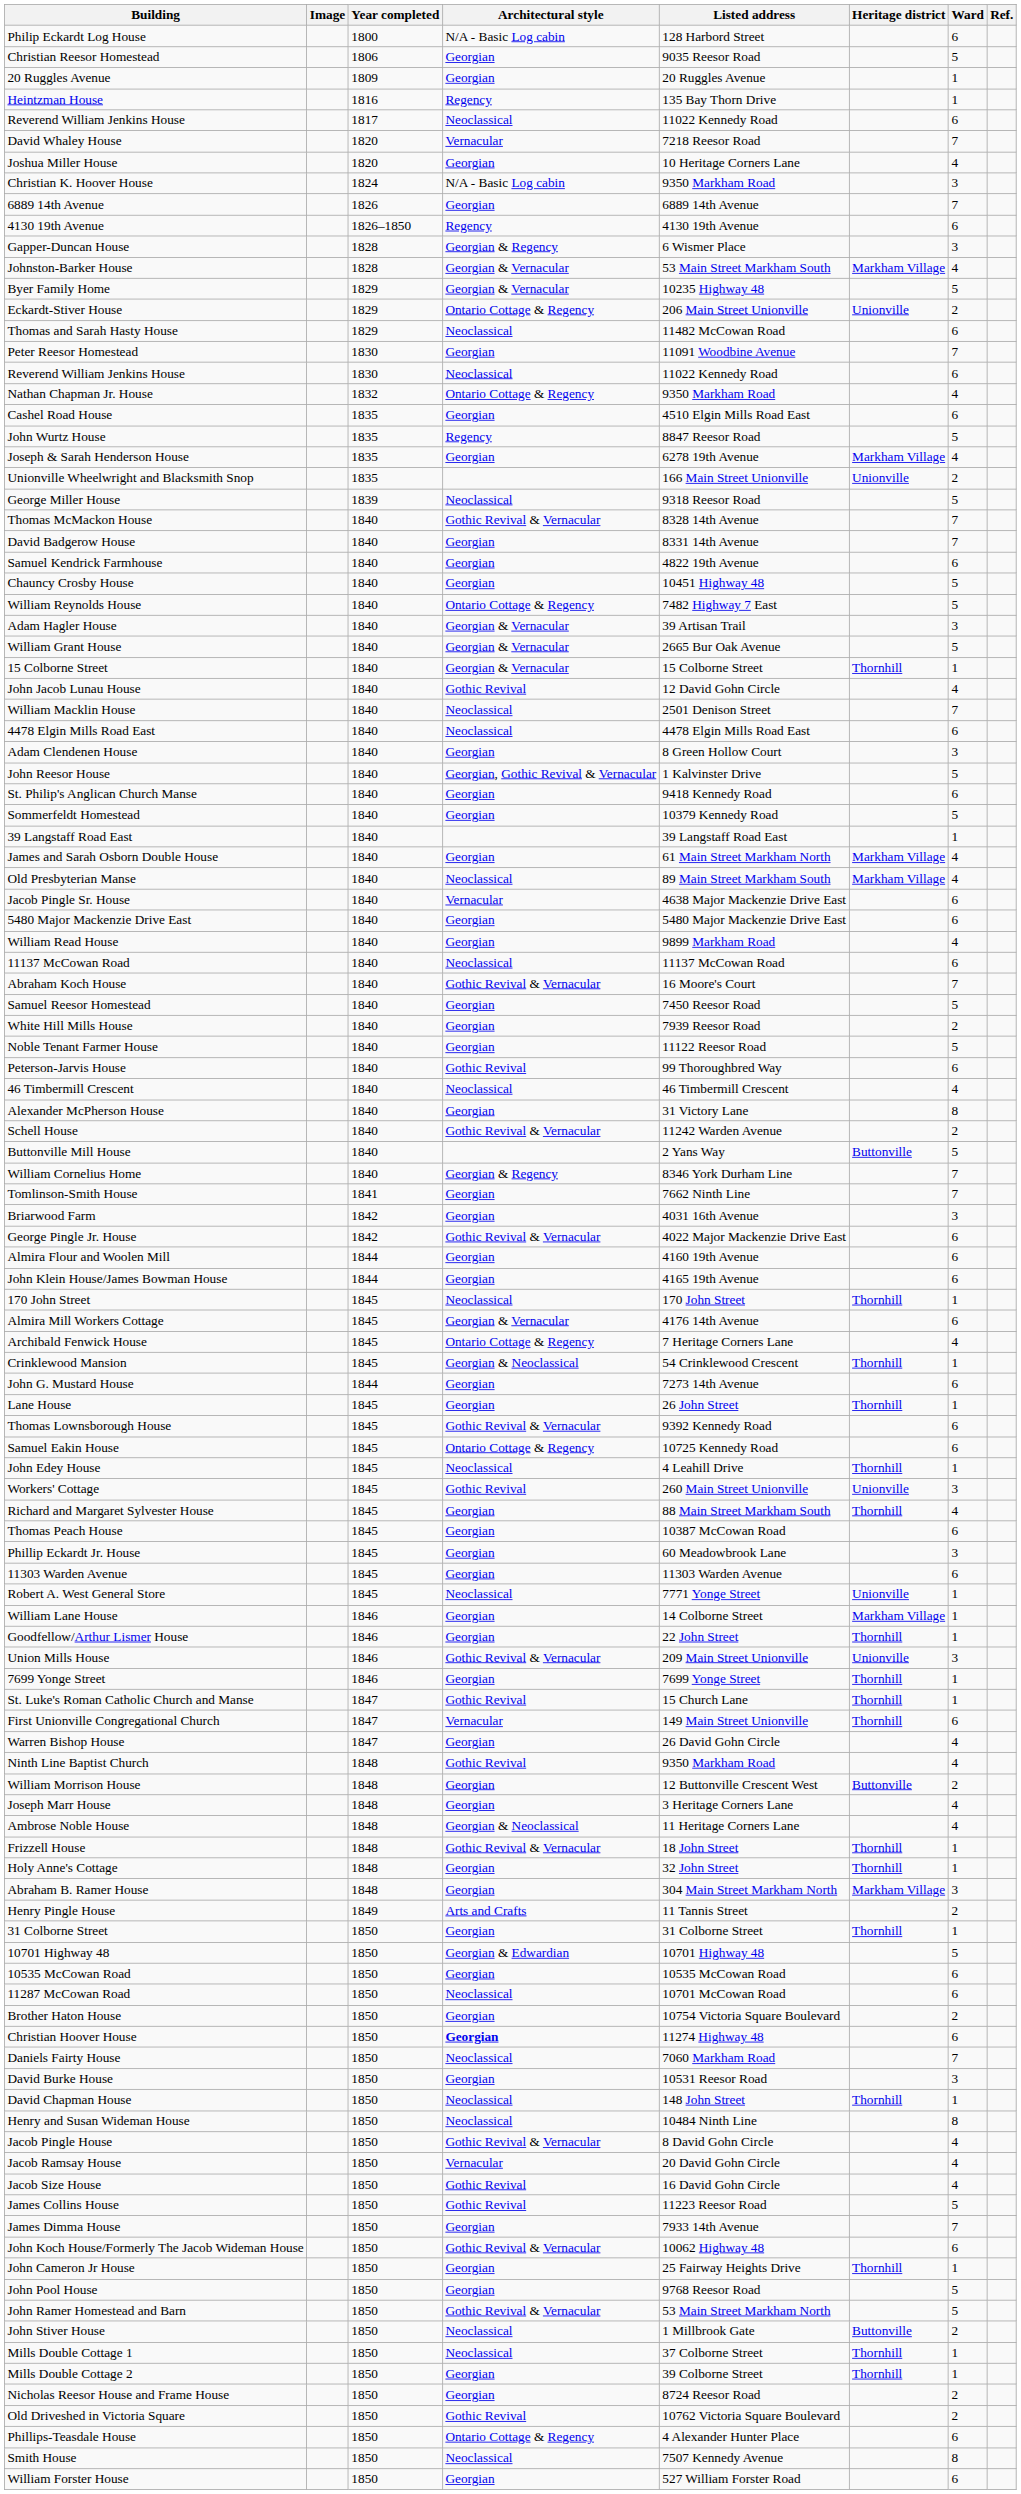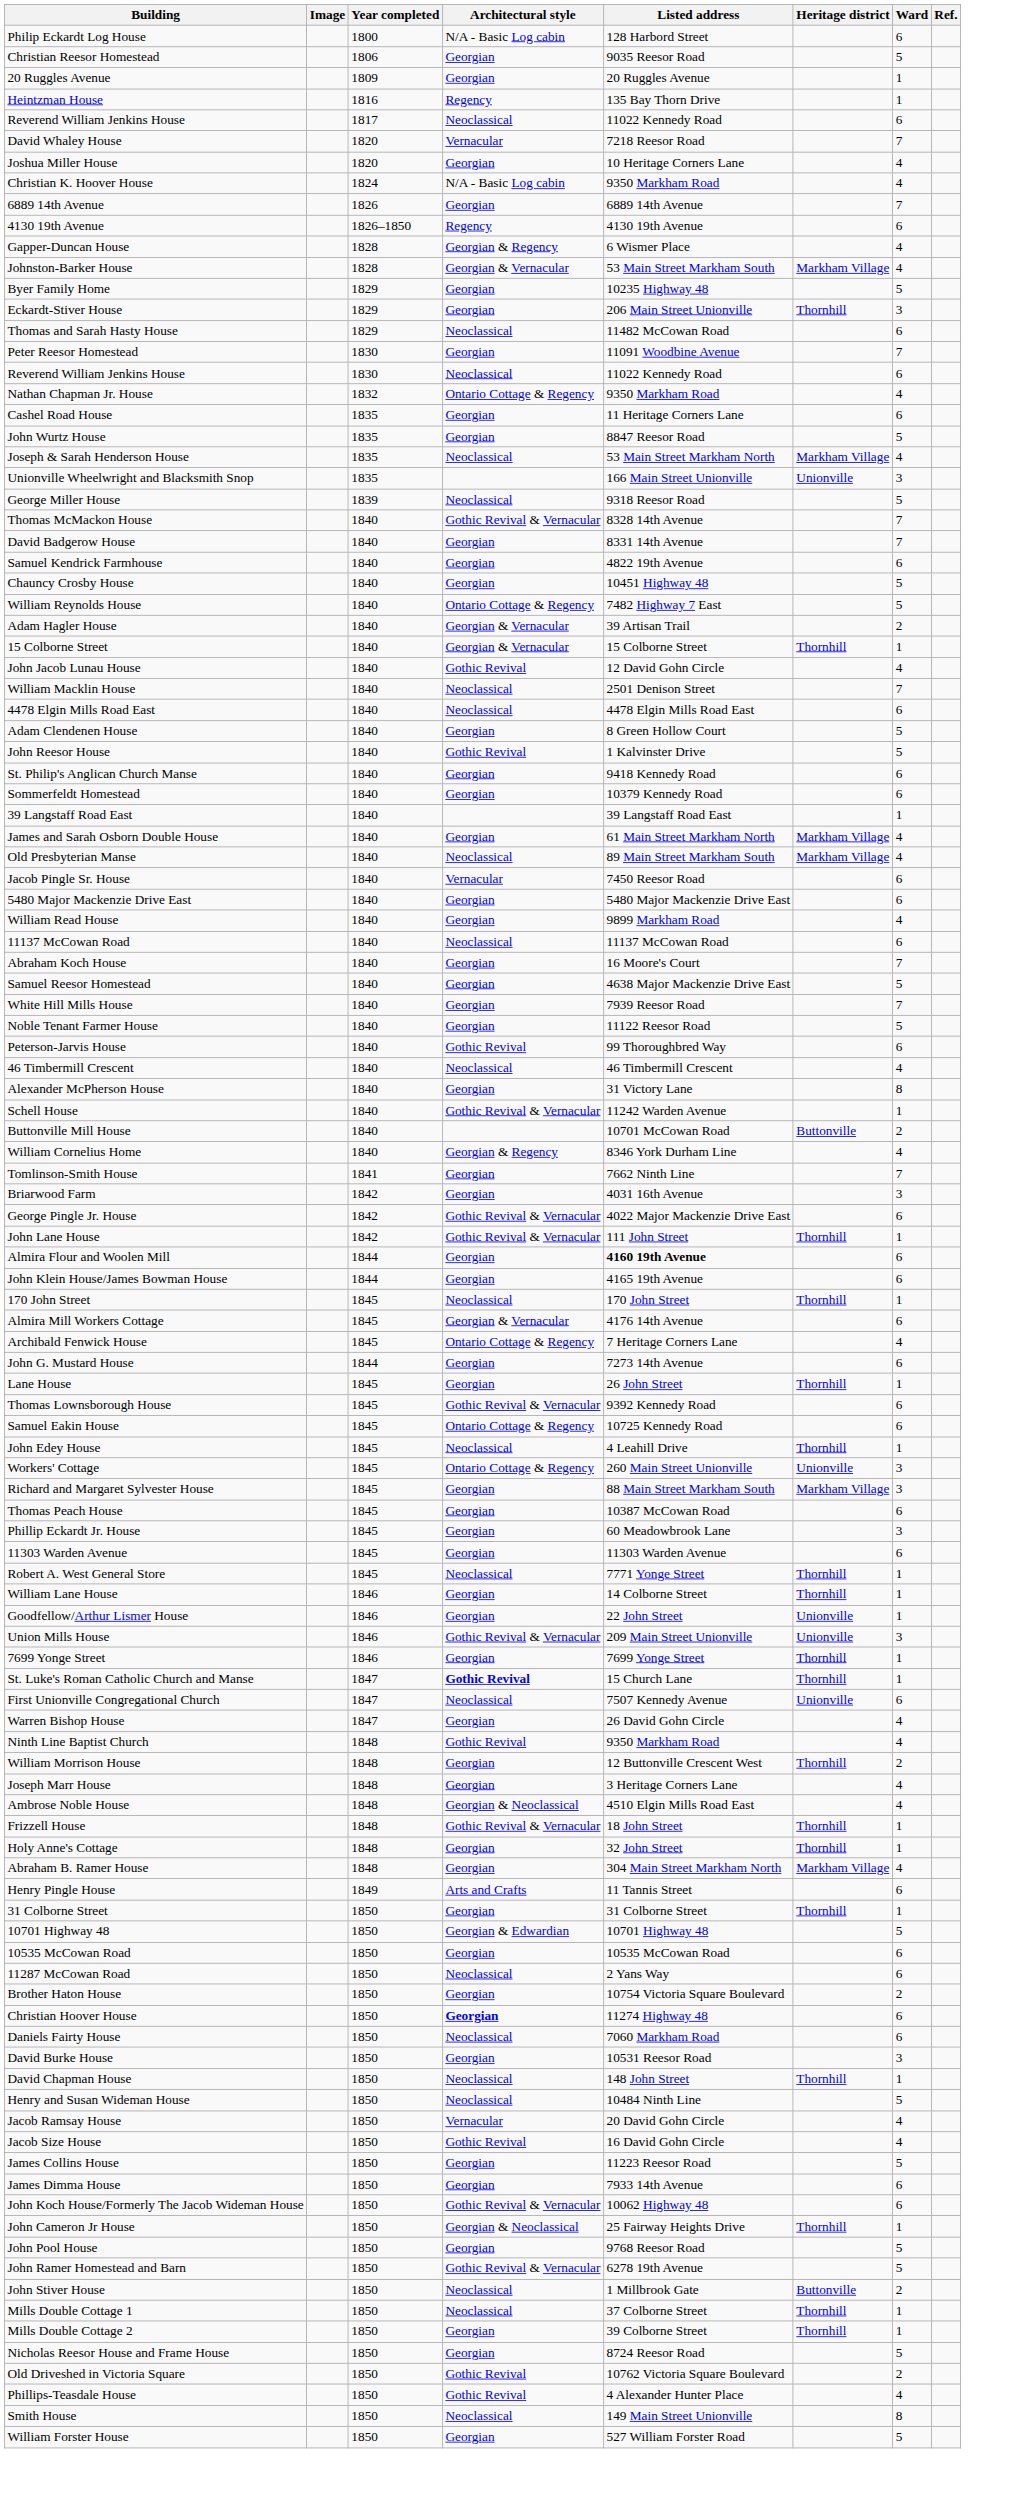(955, 183) 3 -> (899, 183) 4
(955, 246) 3 -> (899, 246) 4
(507, 288) Georgian & Vernacular -> (470, 288) Georgian
(520, 309) Ontario Cottage & Regency -> (470, 309) Georgian
(881, 309) Unionville -> (821, 309) Thornhill
(955, 309) 2 -> (899, 309) 3
(736, 415) 4510 Elgin Mills Road East -> (675, 415) 11 Heritage Corners Lane
(469, 436) Regency -> (470, 436) Georgian
(470, 457) Georgian -> (479, 457) Neoclassical
(711, 457) 6278 19th Avenue -> (691, 457) 53 Main Street Markham North
(955, 478) 2 -> (899, 478) 3
(955, 625) 3 -> (899, 625) 2
- row: (64, 646)
(955, 752) 3 -> (899, 731) 5
(551, 773) Georgian, Gothic Revival & Vernacular -> (486, 752) Gothic Revival
(955, 815) 5 -> (899, 794) 6
(754, 899) 4638 Major Mackenzie Drive East -> (656, 878) 7450 Reesor Road
(523, 983) Gothic Revival & Vernacular -> (470, 962) Georgian
(711, 1004) 7450 Reesor Road -> (698, 983) 4638 Major Mackenzie Drive East
(955, 1025) 2 -> (899, 1004) 7
(955, 1131) 2 -> (899, 1110) 1
(694, 1152) 2 Yans Way -> (668, 1131) 10701 McCowan Road
(955, 1152) 5 -> (899, 1131) 2
(955, 1173) 7 -> (899, 1152) 4
+ row: (54, 1236)
(711, 1257) normal -> (656, 1257) bold
- row: (67, 1362)
(486, 1489) Gothic Revival -> (520, 1468) Ontario Cottage & Regency
(877, 1510) Thornhill -> (843, 1489) Markham Village
(955, 1510) 4 -> (899, 1489) 3
(881, 1594) Unionville -> (821, 1573) Thornhill
(899, 1615) Markham Village -> (821, 1594) Thornhill
(877, 1636) Thornhill -> (825, 1615) Unionville
(486, 1699) normal -> (488, 1678) bold
(474, 1720) Vernacular -> (479, 1699) Neoclassical
(735, 1720) 149 Main Street Unionville -> (667, 1699) 7507 Kennedy Avenue
(877, 1720) Thornhill -> (825, 1699) Unionville
(882, 1784) Buttonville -> (821, 1763) Thornhill
(731, 1826) 11 Heritage Corners Lane -> (680, 1805) 4510 Elgin Mills Road East
(955, 1889) 3 -> (899, 1868) 4
(955, 1910) 2 -> (899, 1889) 6
(724, 1994) 10701 McCowan Road -> (638, 1973) 2 Yans Way
(955, 2057) 7 -> (899, 2036) 6
(955, 2121) 8 -> (899, 2100) 5
- row: (60, 2142)
(486, 2205) Gothic Revival -> (470, 2163) Georgian
(955, 2226) 7 -> (899, 2184) 6
(470, 2268) Georgian -> (512, 2226) Georgian & Neoclassical
(746, 2310) 53 Main Street Markham North -> (655, 2268) 6278 19th Avenue
(955, 2394) 2 -> (899, 2352) 5
(520, 2437) Ontario Cottage & Regency -> (486, 2394) Gothic Revival
(955, 2437) 6 -> (899, 2394) 4
(723, 2458) 7507 Kennedy Avenue -> (679, 2416) 149 Main Street Unionville
(955, 2479) 6 -> (899, 2437) 5
